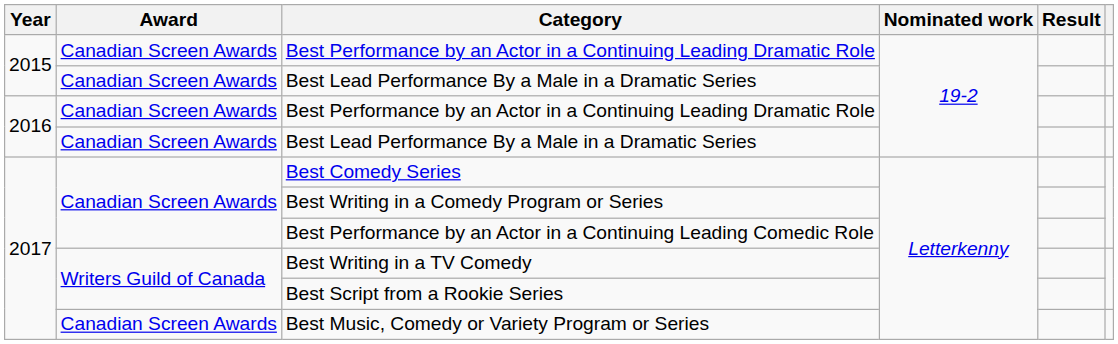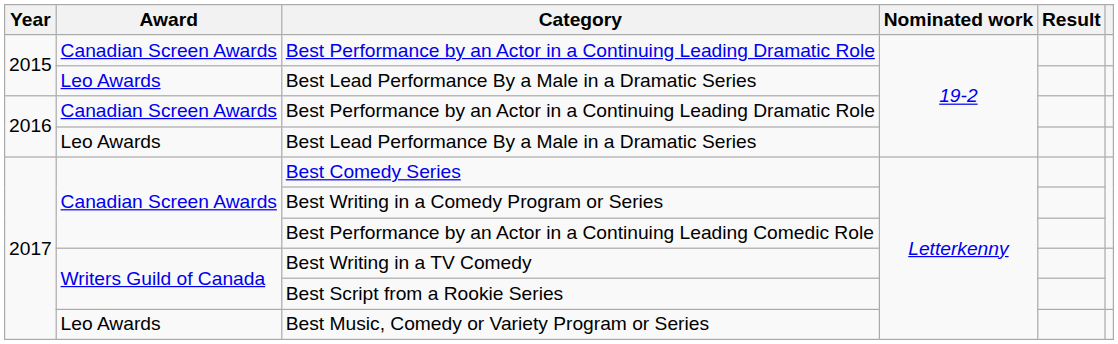(169, 80) Canadian Screen Awards -> (111, 80) Leo Awards
(169, 141) Canadian Screen Awards -> (111, 141) Leo Awards
(169, 324) Canadian Screen Awards -> (111, 324) Leo Awards
